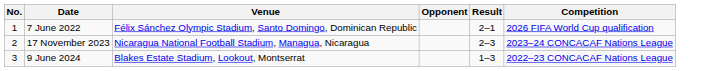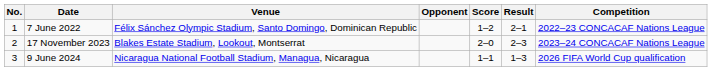+ column: (486, 12)
(580, 27) 2026 FIFA World Cup qualification -> (621, 27) 2022–23 CONCACAF Nations League
(242, 43) Nicaragua National Football Stadium, Managua, Nicaragua -> (210, 43) Blakes Estate Stadium, Lookout, Montserrat
(210, 58) Blakes Estate Stadium, Lookout, Montserrat -> (242, 58) Nicaragua National Football Stadium, Managua, Nicaragua
(590, 58) 2022–23 CONCACAF Nations League -> (612, 58) 2026 FIFA World Cup qualification
